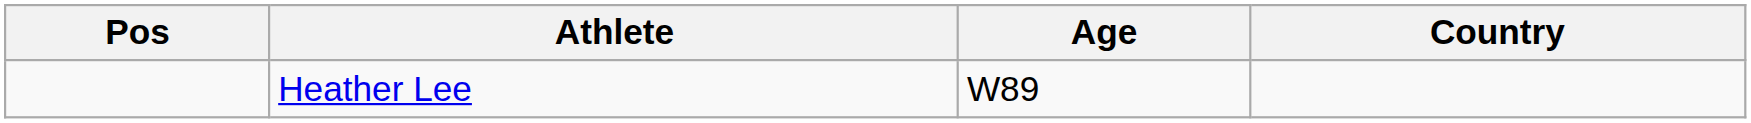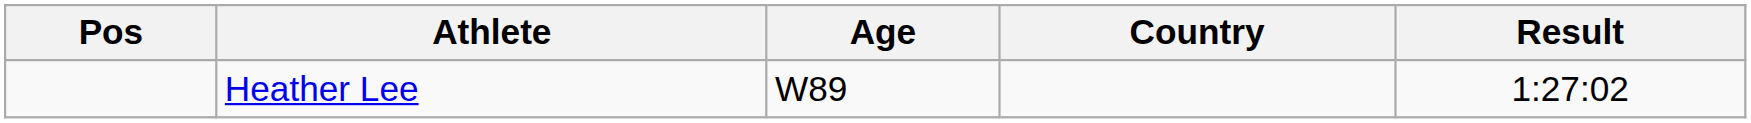+ column: (1570, 32)
